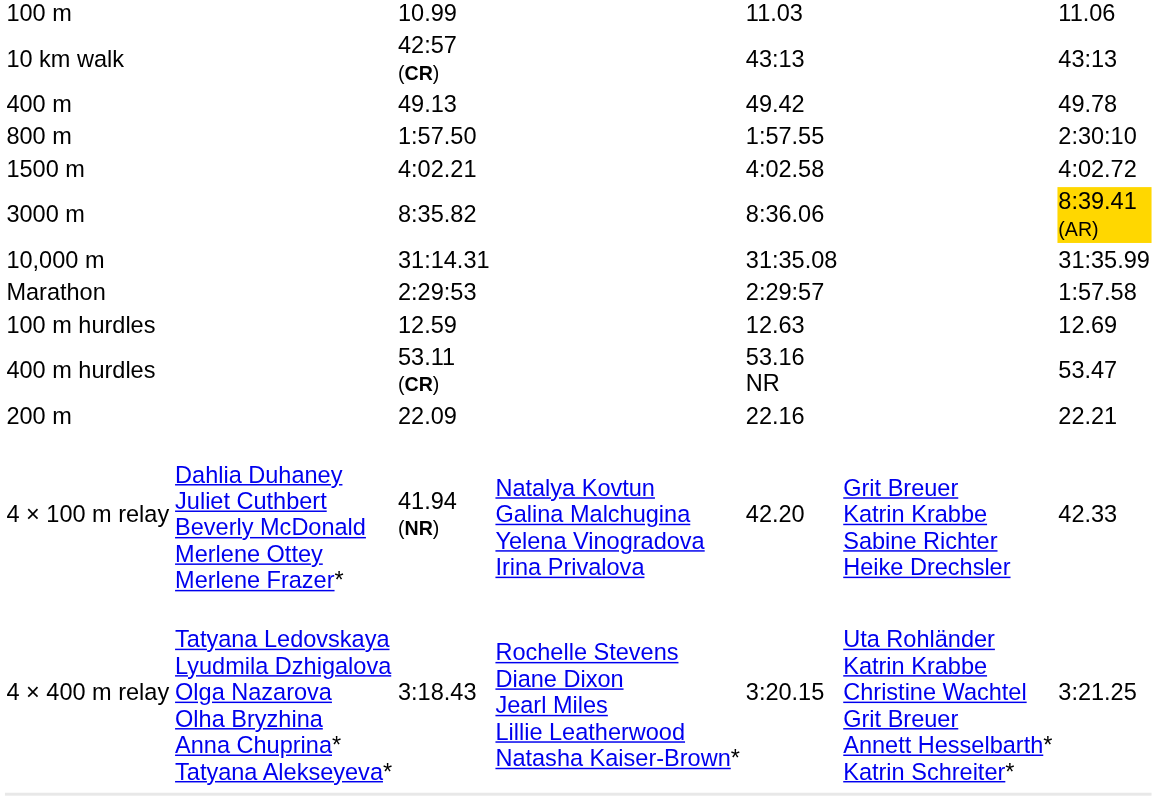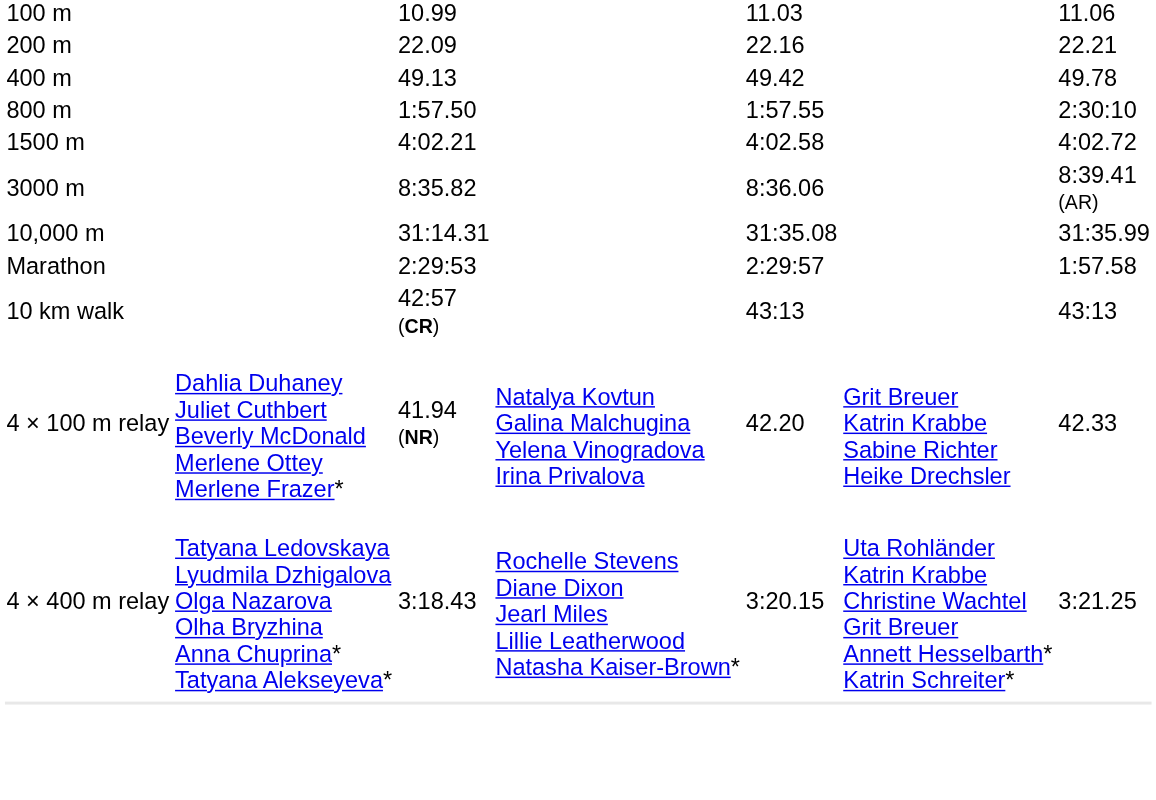rows swapped: (39, 416) <-> (65, 58)
(1098, 214) gold background -> (1098, 188) no background
- row: (81, 325)
- row: (81, 370)
